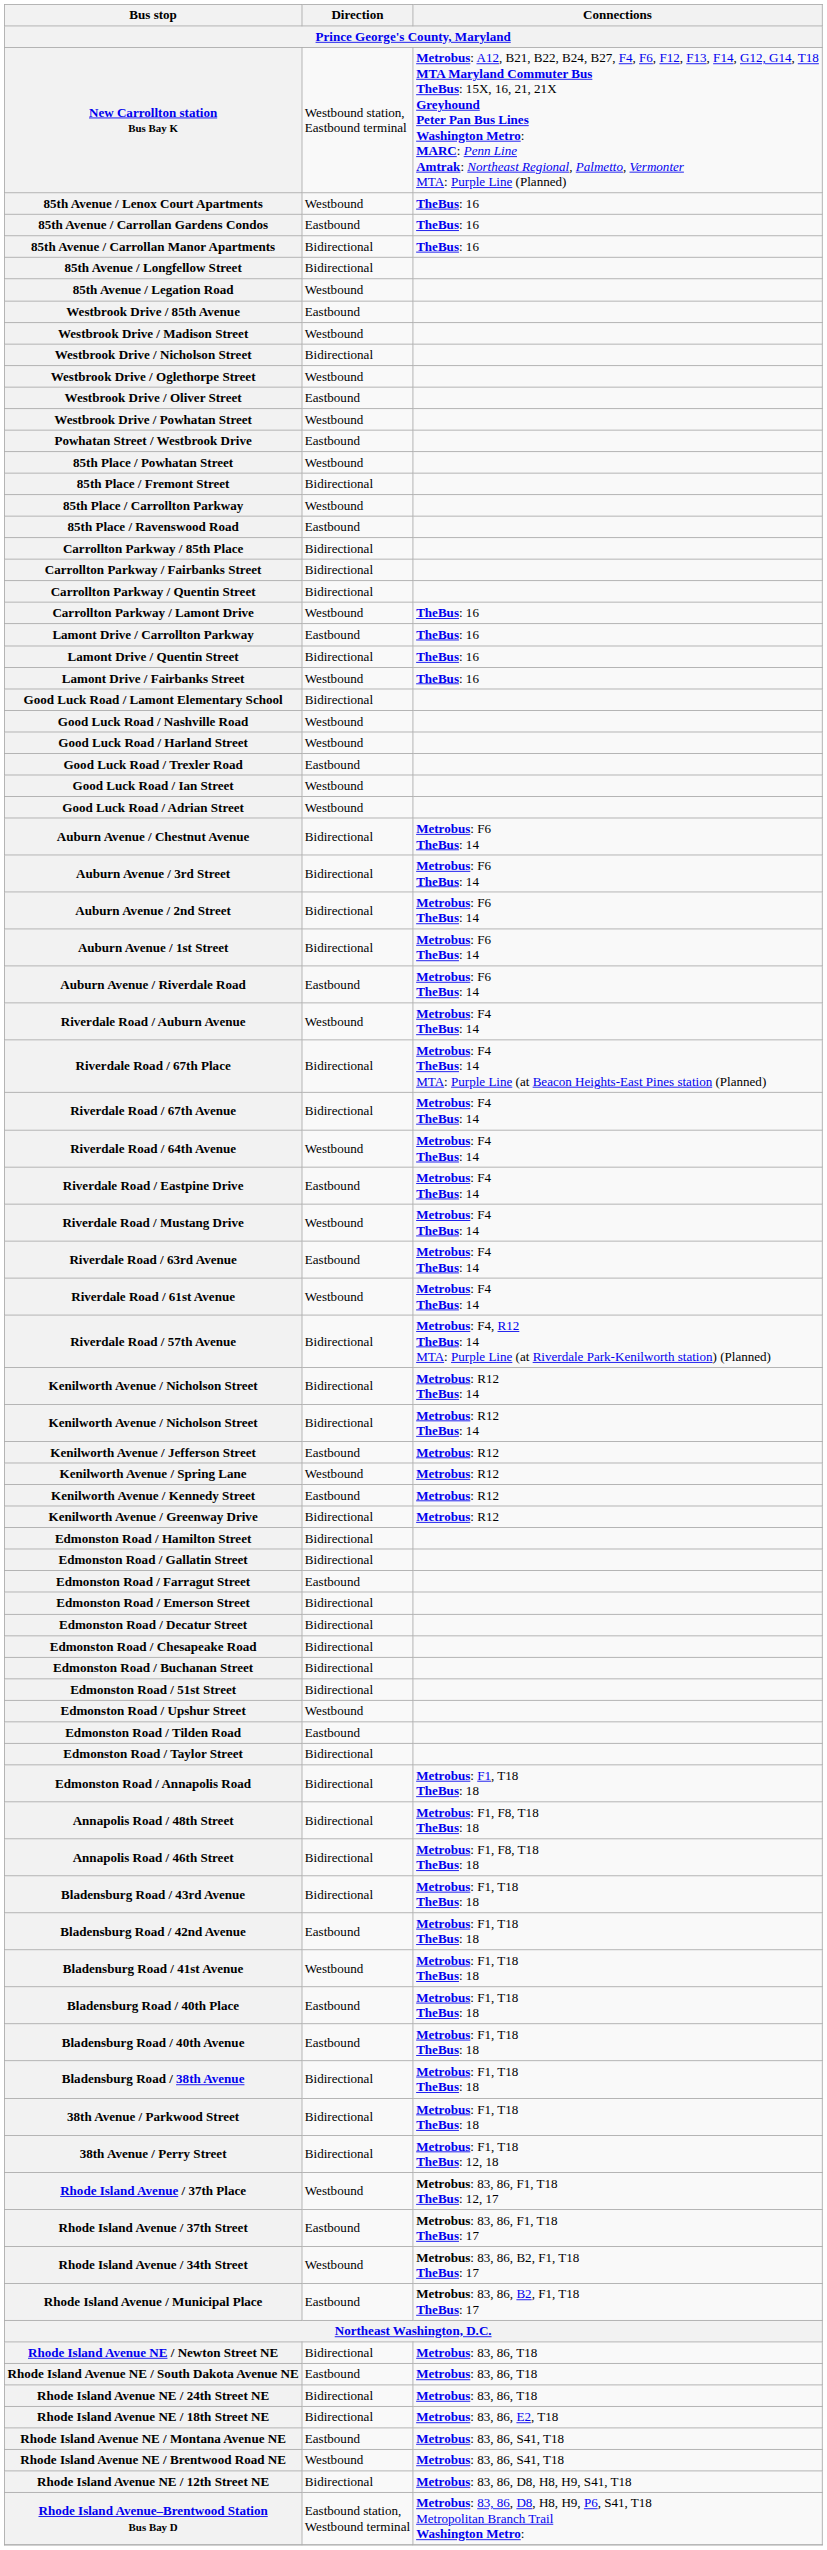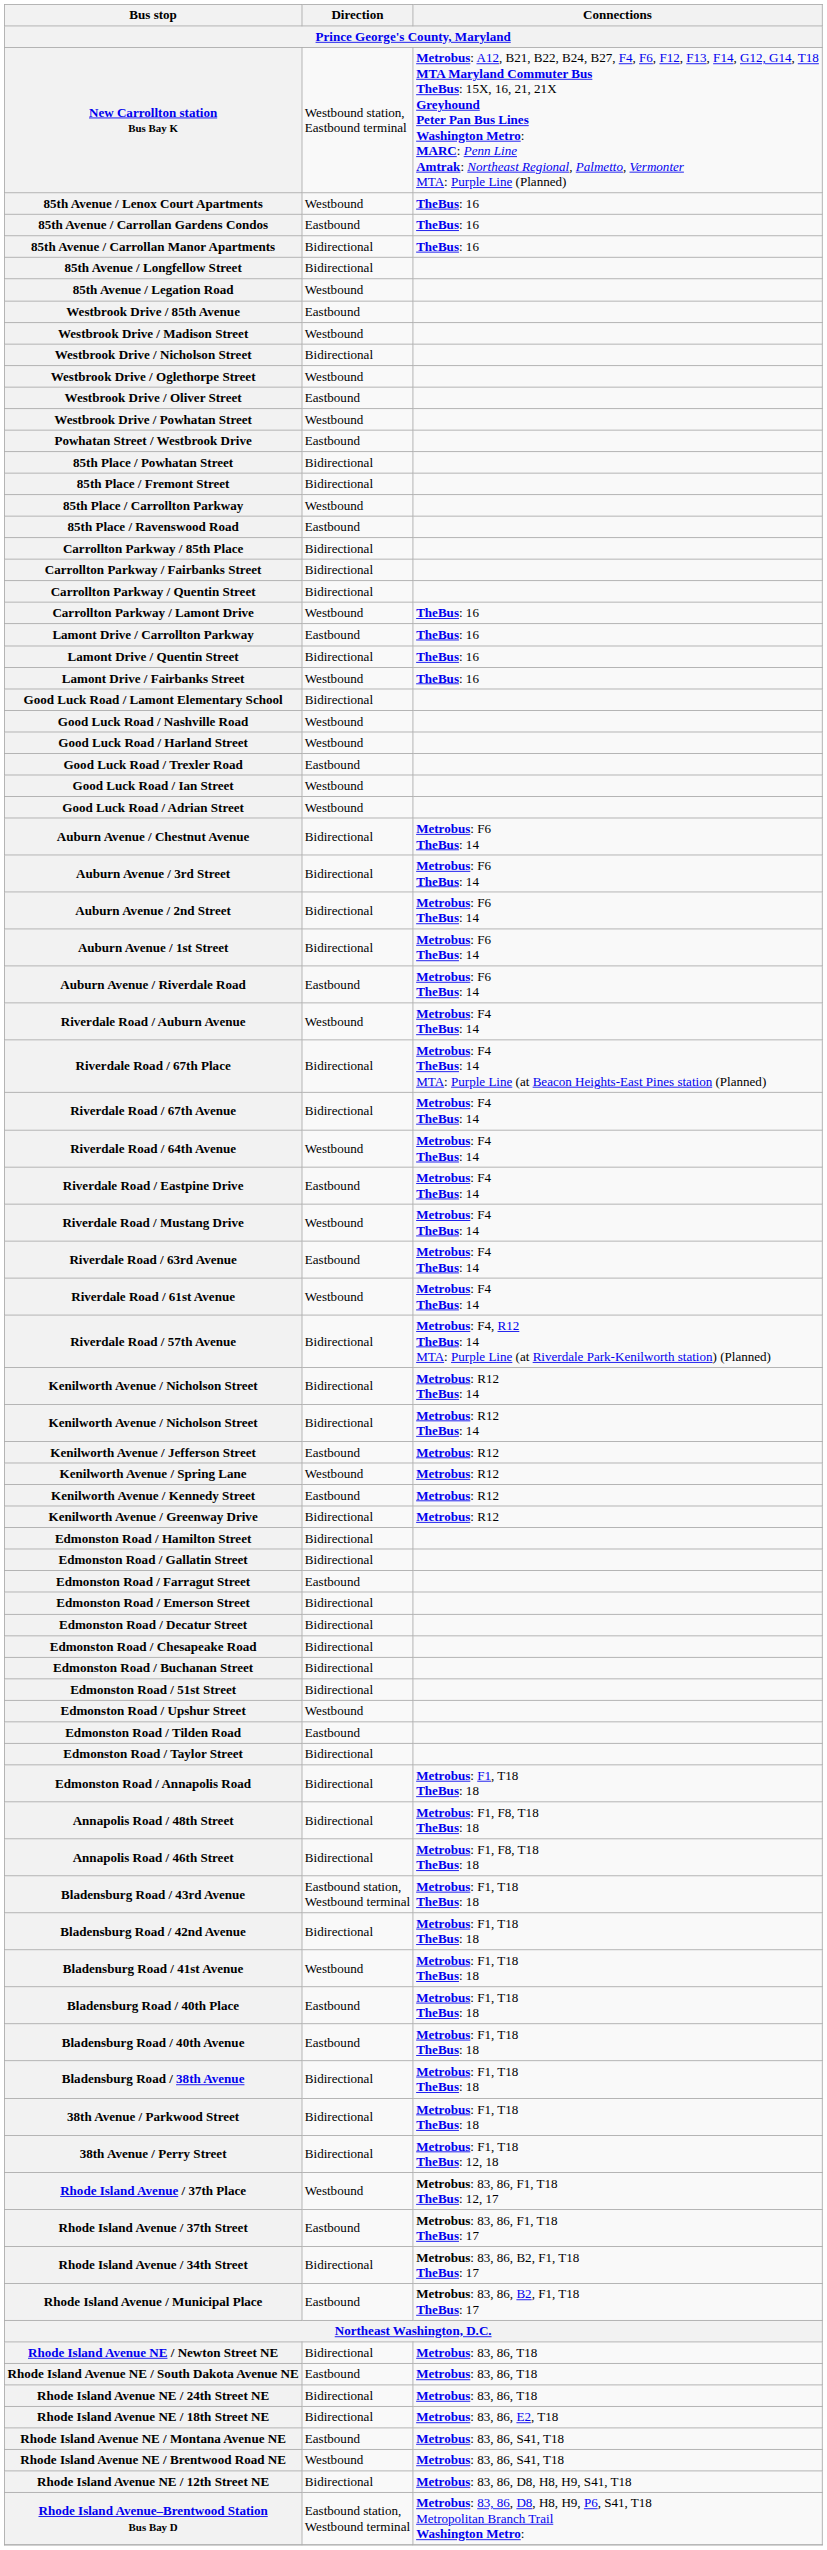(334, 462) Westbound -> (339, 462) Bidirectional
(339, 1894) Bidirectional -> (357, 1894) Eastbound station, Westbound terminal
(332, 1931) Eastbound -> (339, 1931) Bidirectional
(334, 2265) Westbound -> (339, 2265) Bidirectional
